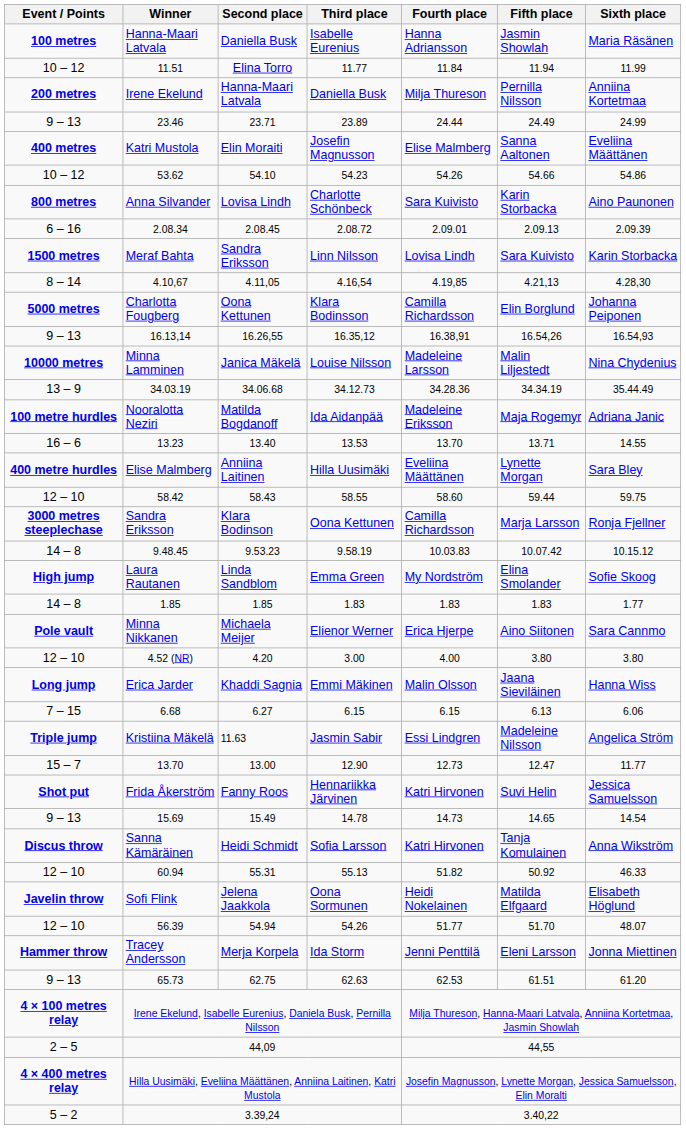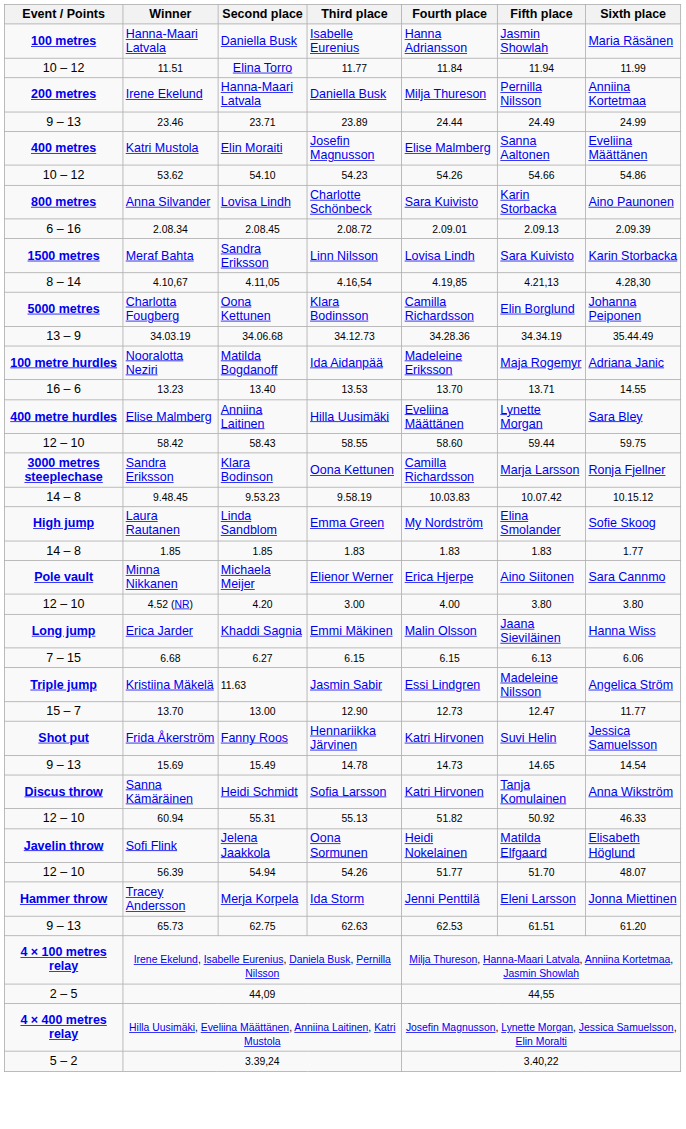- row: (170, 336)
- row: (155, 362)
